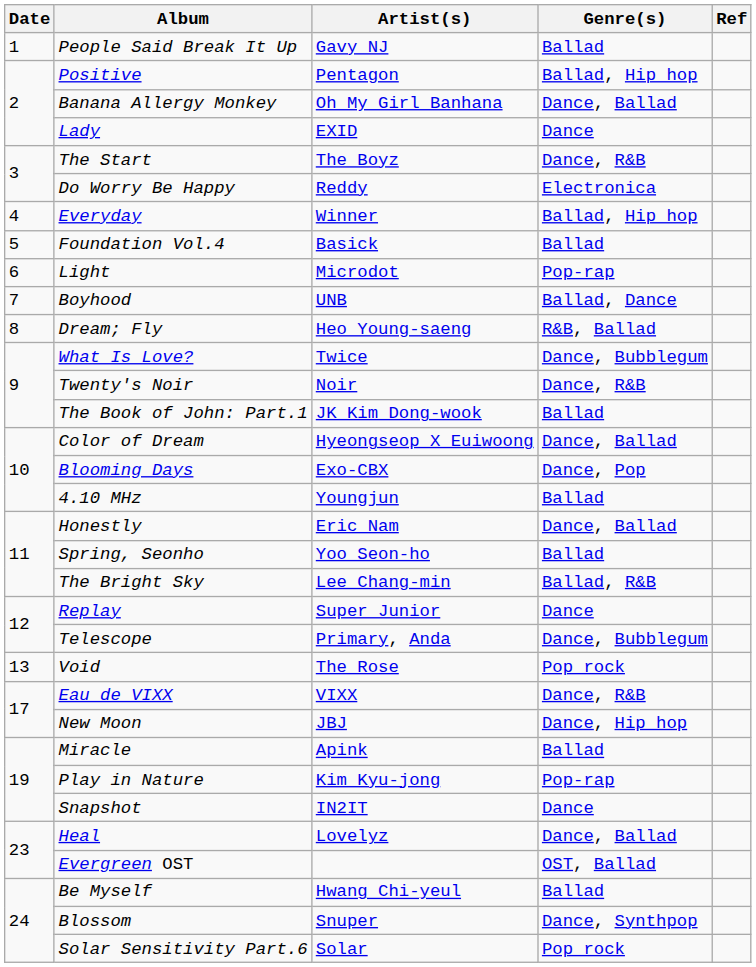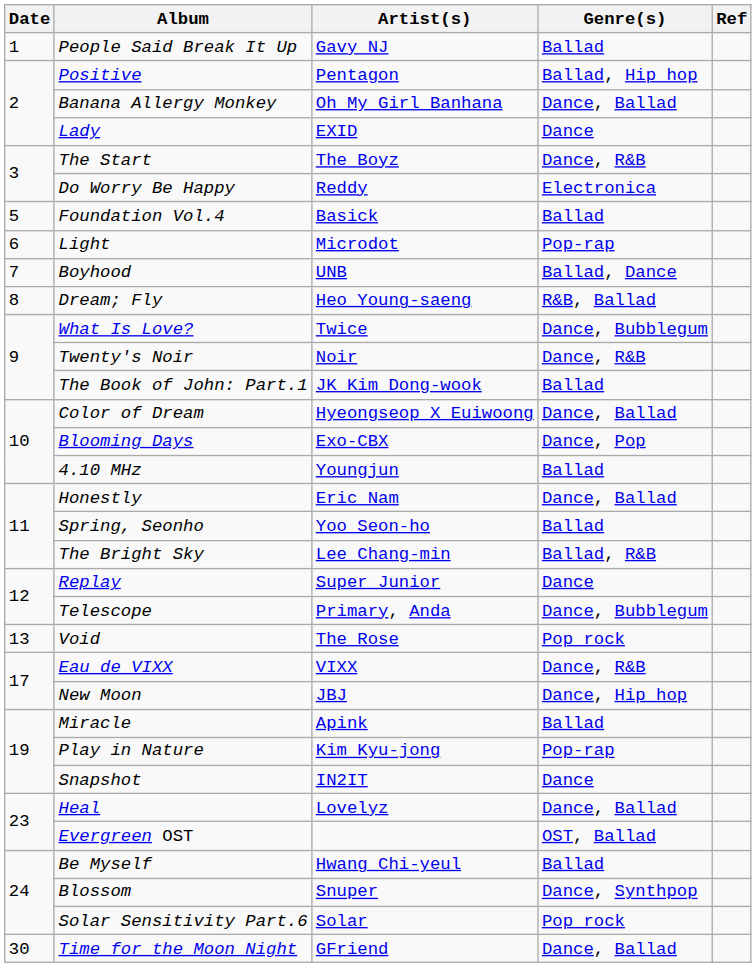- row: (100, 216)
+ row: (178, 949)
